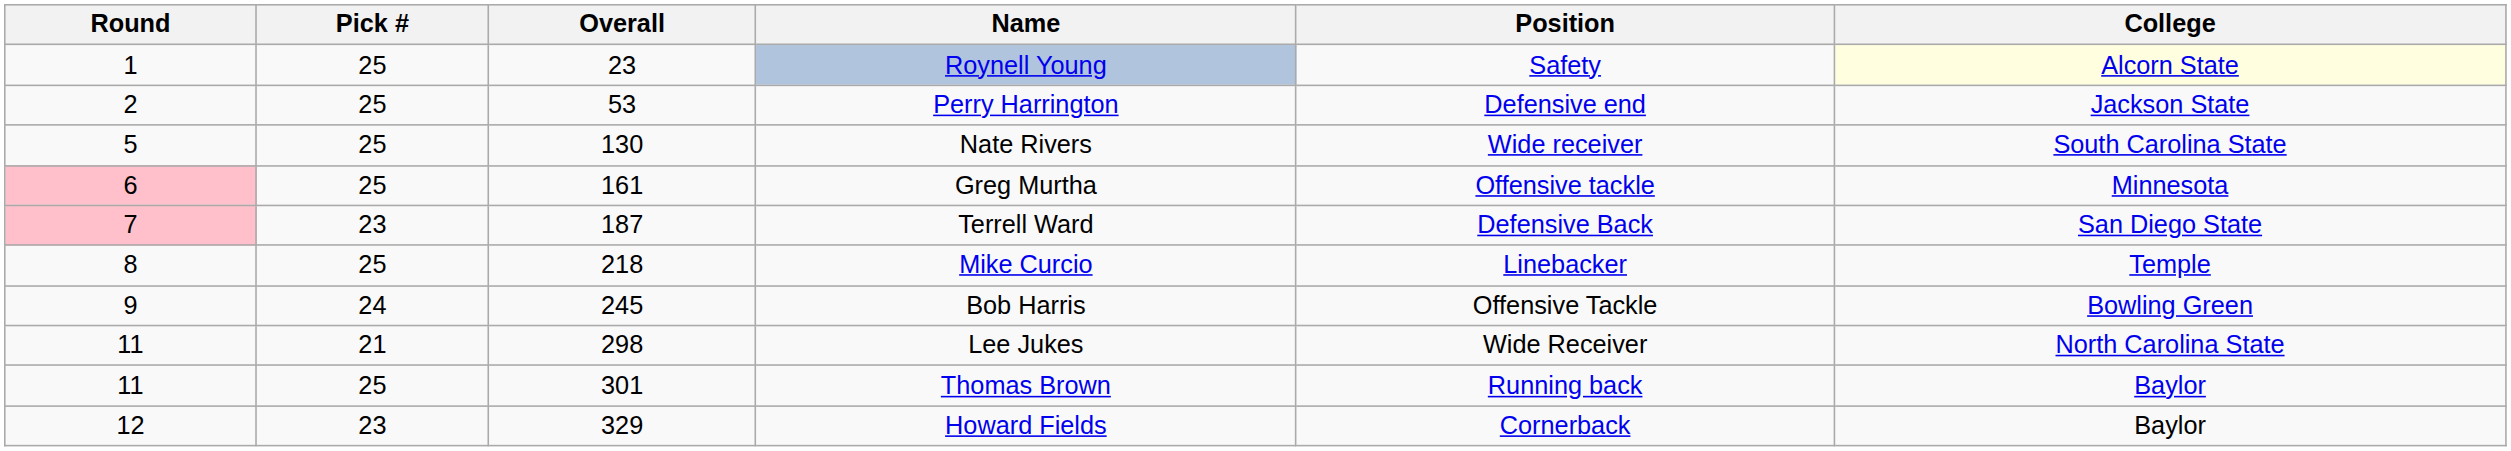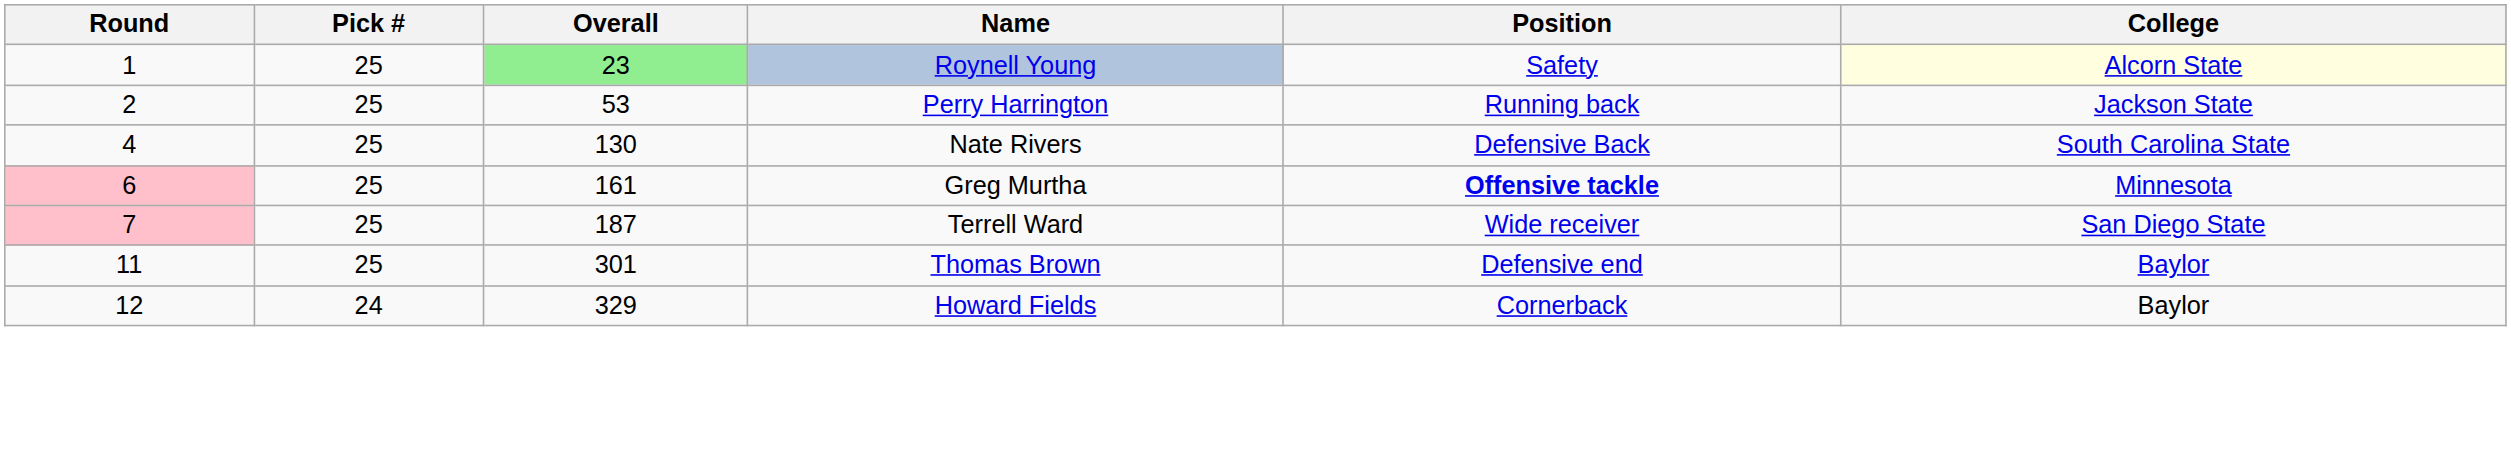(622, 64) no background -> (616, 64) lightgreen background
(1565, 104) Defensive end -> (1562, 104) Running back
(130, 144) 5 -> (129, 144) 4
(1565, 144) Wide receiver -> (1562, 144) Defensive Back
(1565, 184) normal -> (1562, 184) bold
(372, 225) 23 -> (369, 225) 25
(1565, 225) Defensive Back -> (1562, 225) Wide receiver
- row: (1026, 265)
- row: (1026, 305)
- row: (1026, 345)
(1565, 385) Running back -> (1562, 265) Defensive end
(372, 425) 23 -> (369, 305) 24
